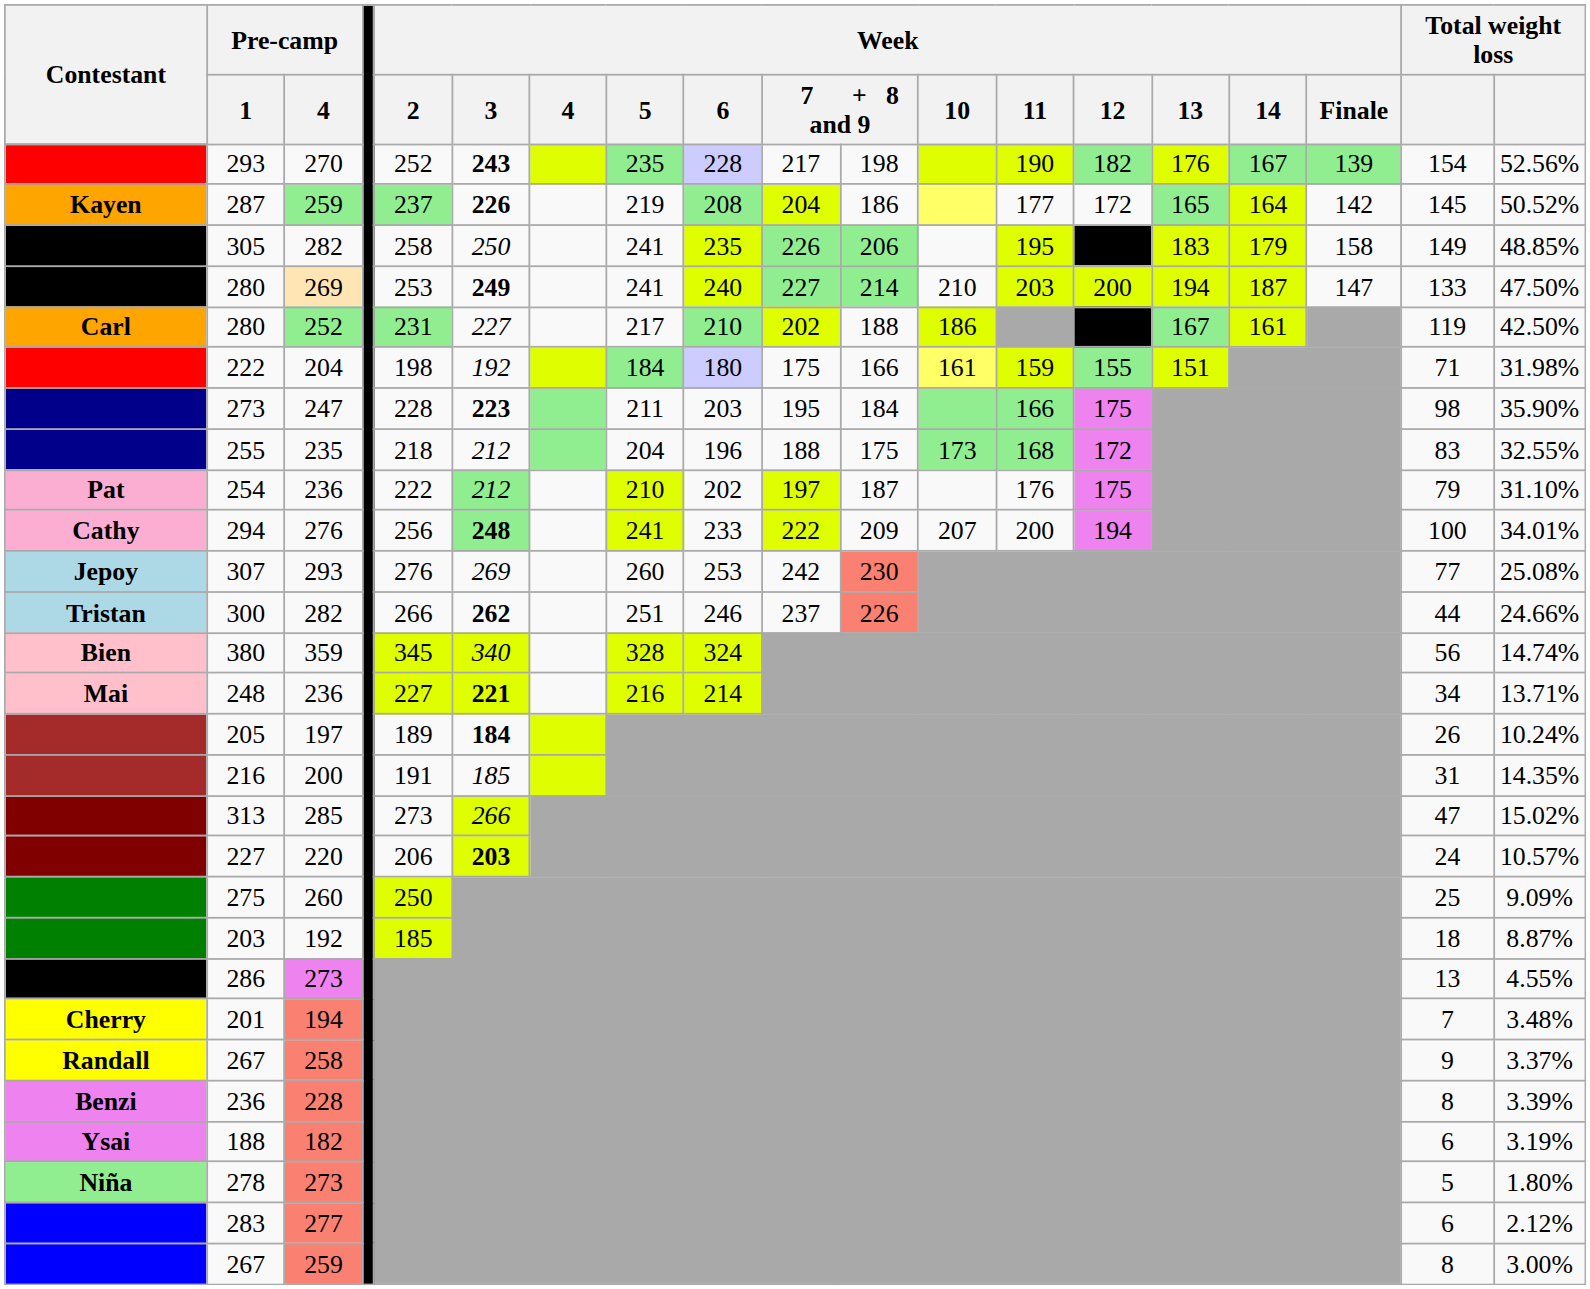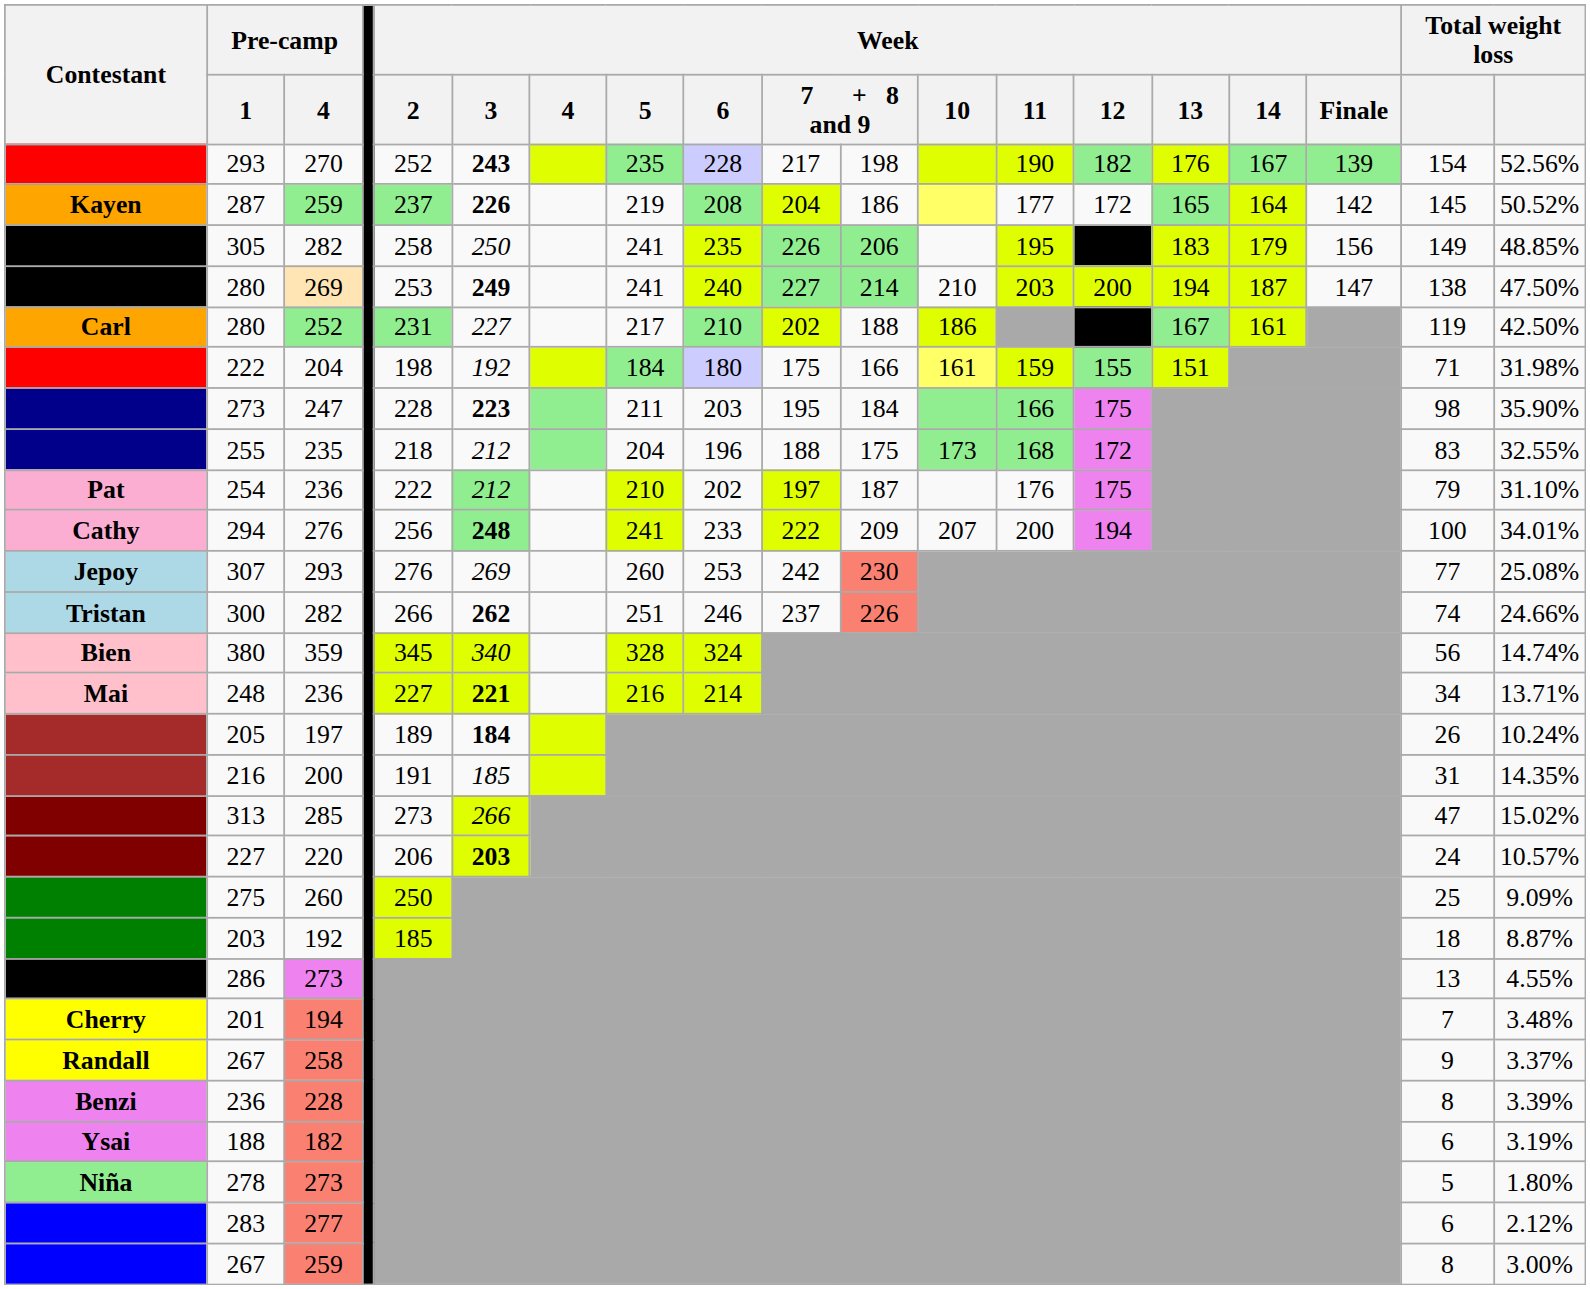(1354, 246) 158 -> (1354, 246) 156
(1447, 287) 133 -> (1447, 287) 138
(1447, 612) 44 -> (1447, 612) 74
